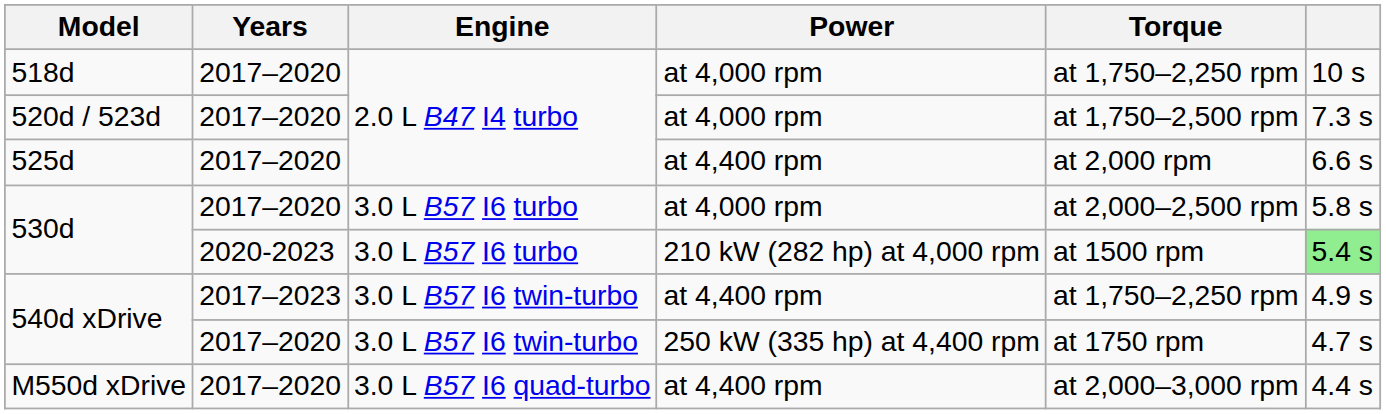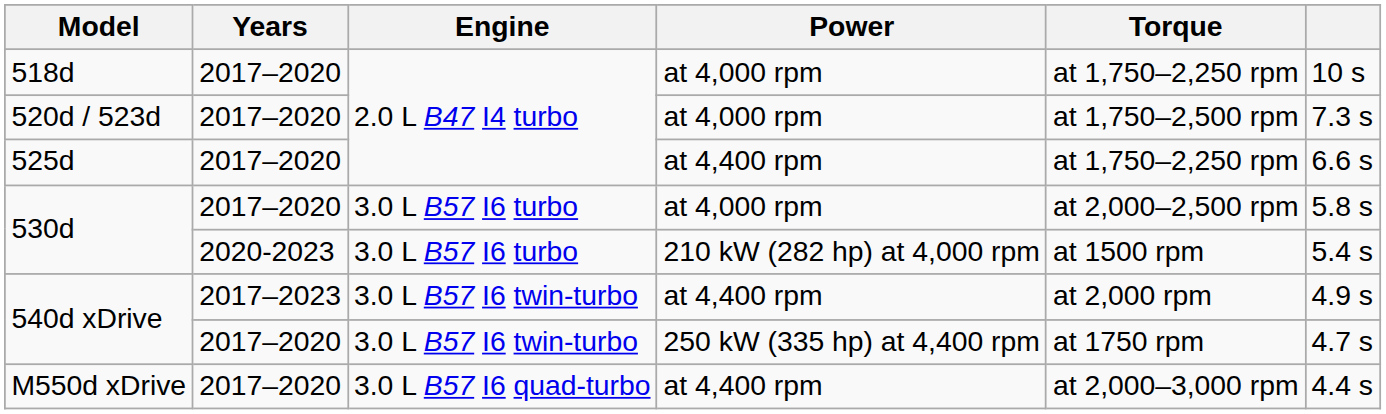(1132, 161) at 2,000 rpm -> (1176, 161) at 1,750–2,250 rpm
(1342, 251) lightgreen background -> (1342, 251) no background
(1176, 296) at 1,750–2,250 rpm -> (1132, 296) at 2,000 rpm
